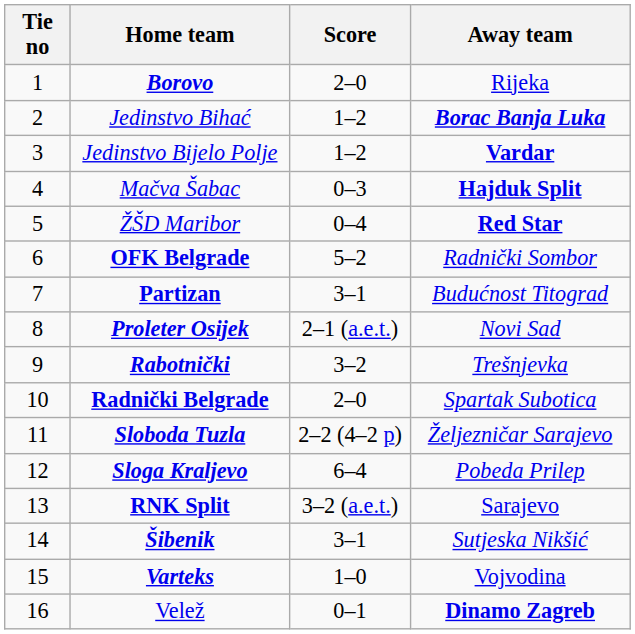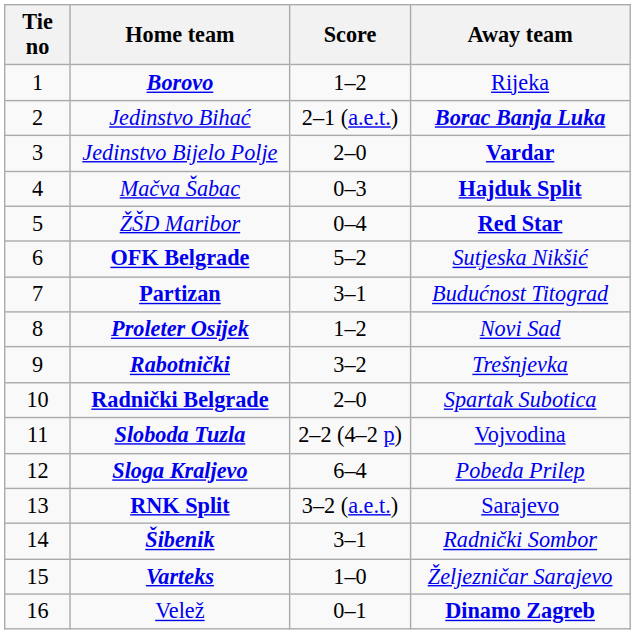(350, 82) 2–0 -> (350, 82) 1–2
(350, 117) 1–2 -> (350, 117) 2–1 (a.e.t.)
(350, 152) 1–2 -> (350, 152) 2–0
(520, 258) Radnički Sombor -> (520, 258) Sutjeska Nikšić
(350, 329) 2–1 (a.e.t.) -> (350, 329) 1–2
(520, 435) Željezničar Sarajevo -> (520, 435) Vojvodina
(520, 540) Sutjeska Nikšić -> (520, 540) Radnički Sombor
(520, 576) Vojvodina -> (520, 576) Željezničar Sarajevo
